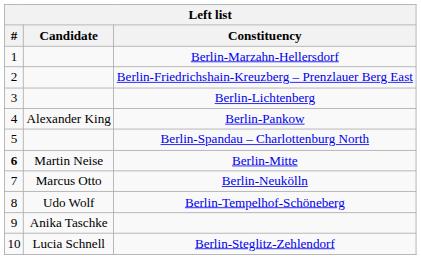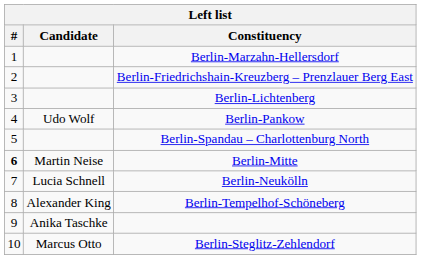(69, 118) Alexander King -> (69, 118) Udo Wolf
(69, 181) Marcus Otto -> (69, 181) Lucia Schnell
(69, 202) Udo Wolf -> (69, 202) Alexander King
(69, 243) Lucia Schnell -> (69, 243) Marcus Otto
